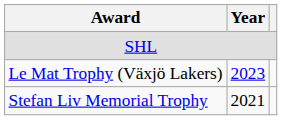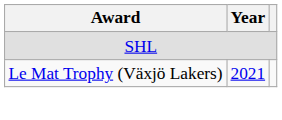(248, 73) 2023 -> (248, 73) 2021
- row: (108, 100)
